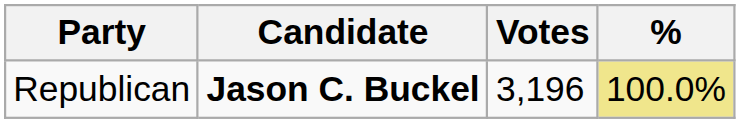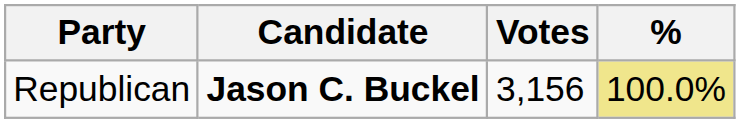(540, 88) 3,196 -> (540, 88) 3,156
